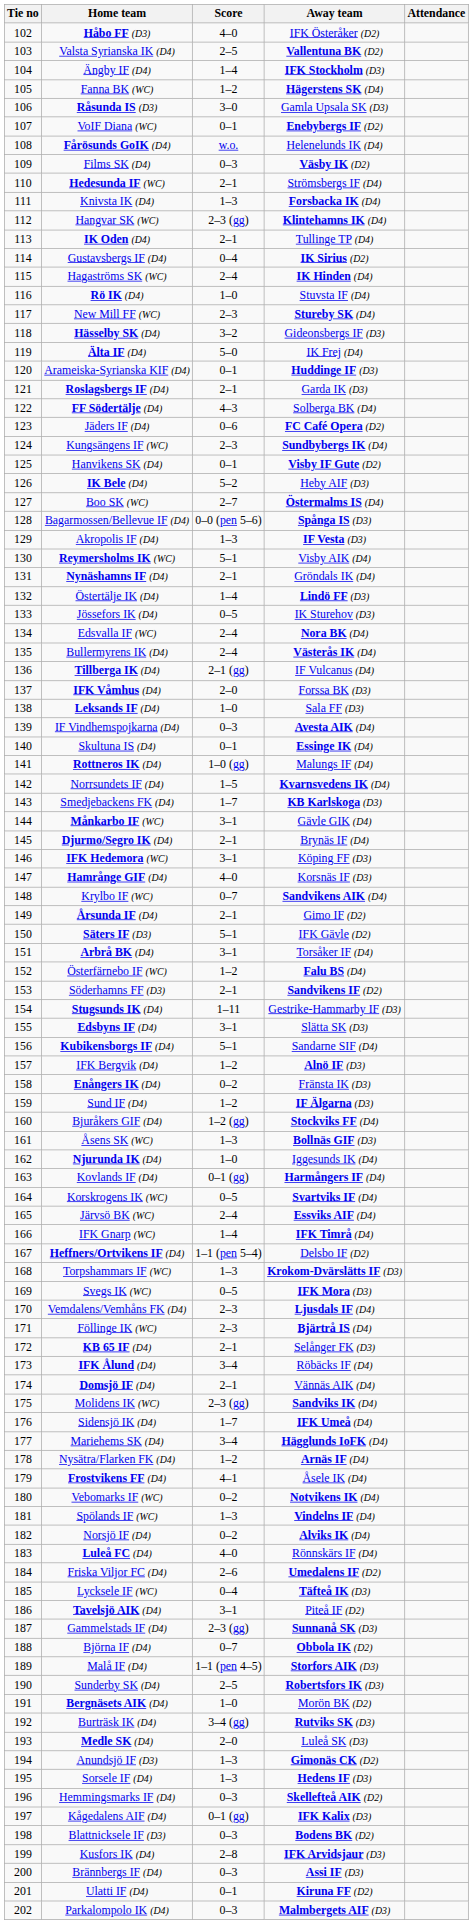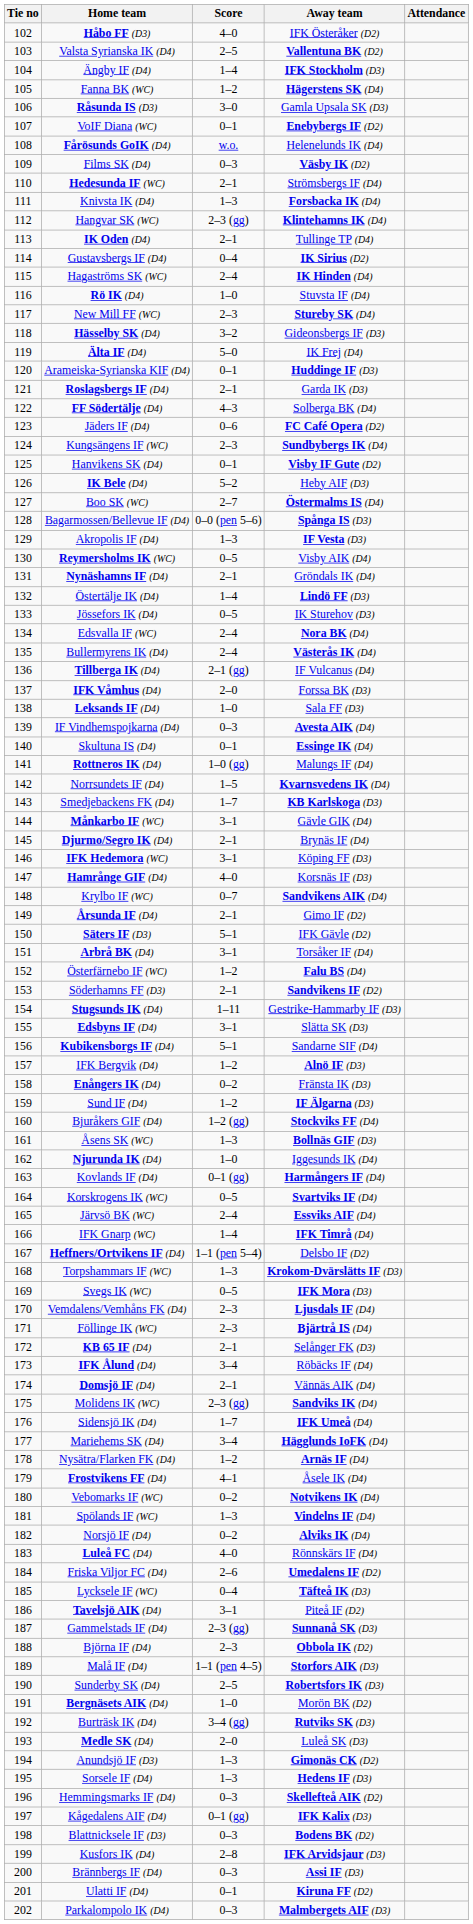(228, 558) 5–1 -> (228, 558) 0–5
(228, 1647) 0–7 -> (228, 1647) 2–3
